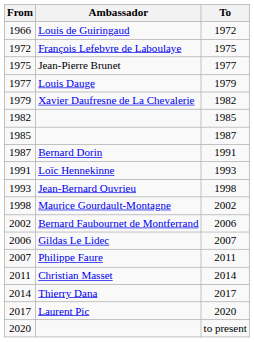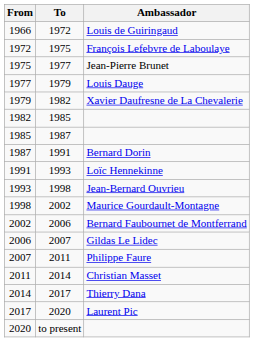columns swapped: (225, 13) <-> (118, 13)
